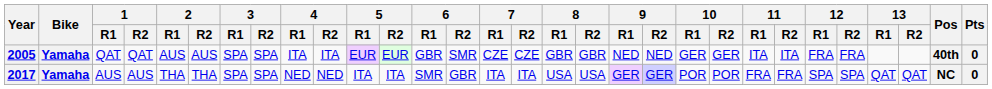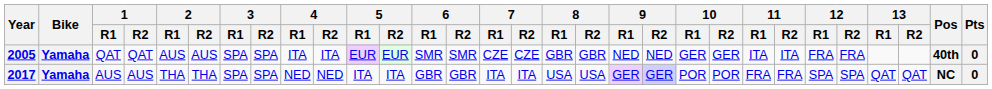(429, 55) GBR -> (429, 55) SMR
(429, 75) SMR -> (429, 75) GBR
